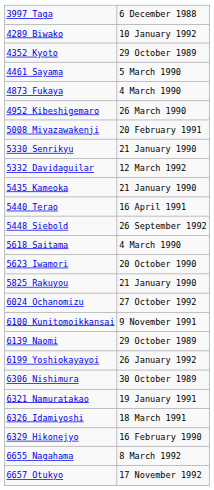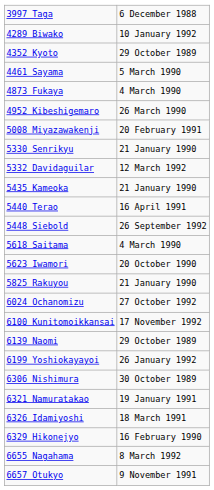(158, 322) 9 November 1991 -> (160, 322) 17 November 1992
(160, 476) 17 November 1992 -> (158, 476) 9 November 1991
